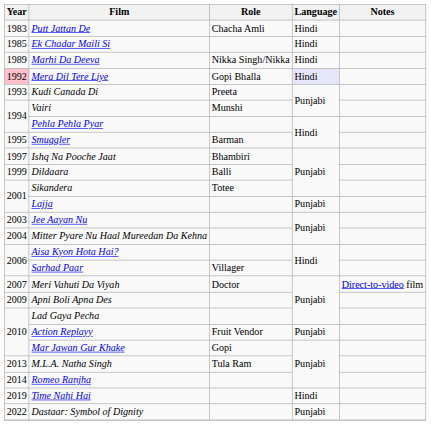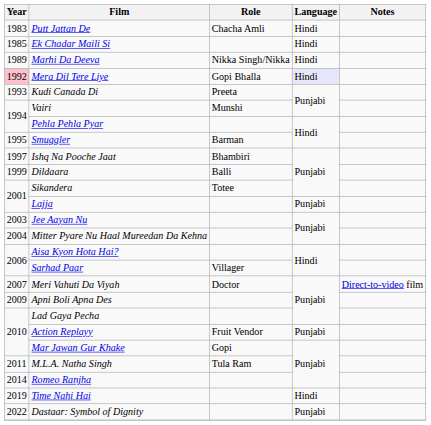(17, 364) 2013 -> (17, 364) 2011
